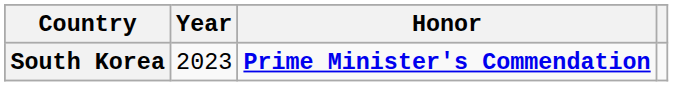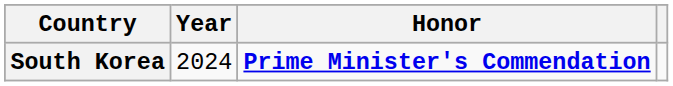(204, 62) 2023 -> (204, 62) 2024
